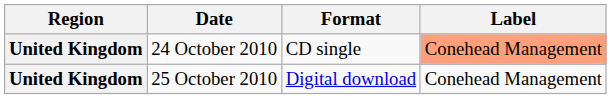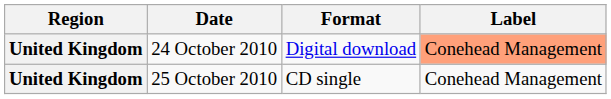(323, 49) CD single -> (351, 49) Digital download
(351, 78) Digital download -> (323, 78) CD single
